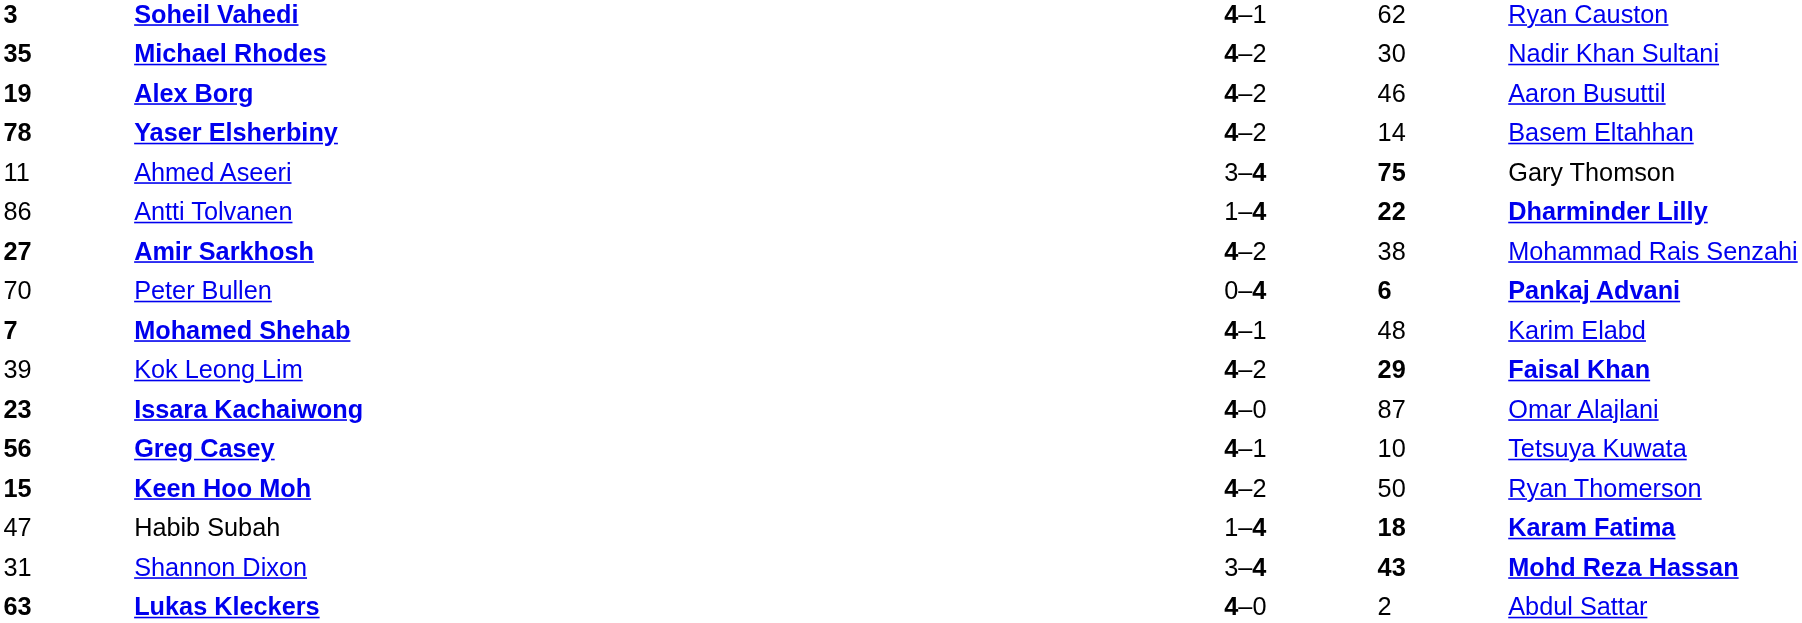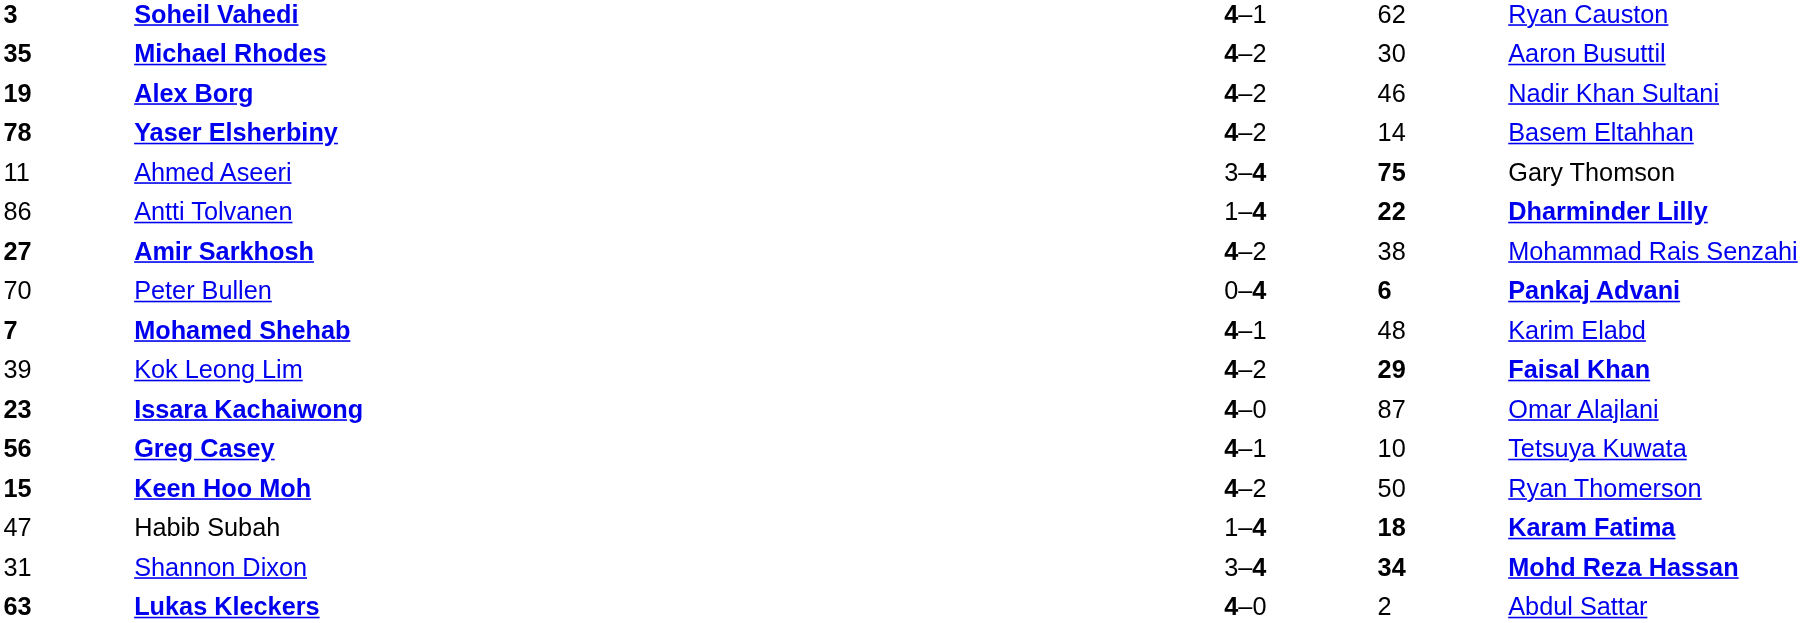(1614, 53) Nadir Khan Sultani -> (1587, 53) Aaron Busuttil
(1587, 93) Aaron Busuttil -> (1614, 93) Nadir Khan Sultani
(1392, 567) 43 -> (1392, 567) 34
